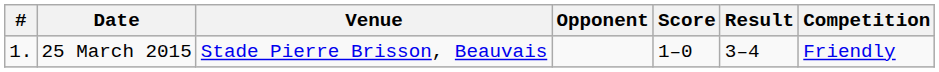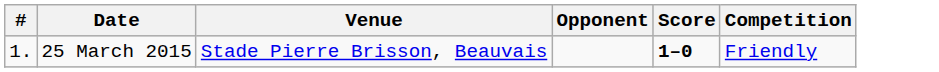- column: (759, 20)
(675, 52) normal -> (675, 52) bold
